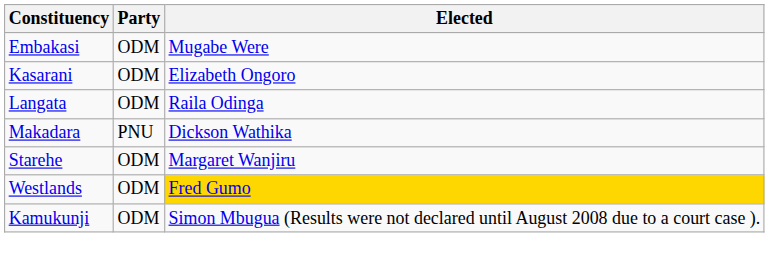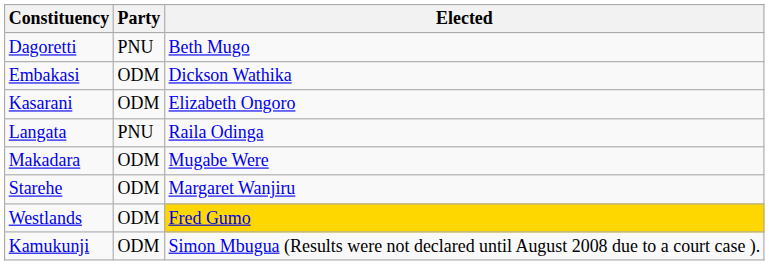+ row: (43, 47)
(219, 47) Mugabe Were -> (230, 75) Dickson Wathika
(138, 103) ODM -> (135, 132) PNU
(135, 132) PNU -> (138, 160) ODM
(230, 132) Dickson Wathika -> (219, 160) Mugabe Were
